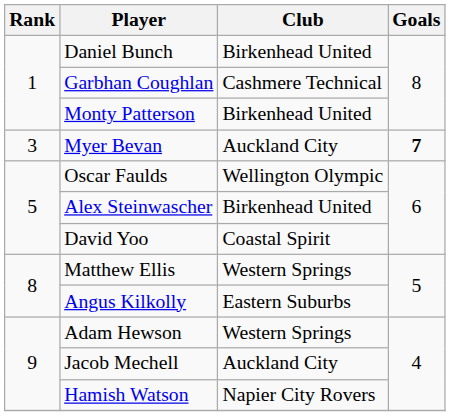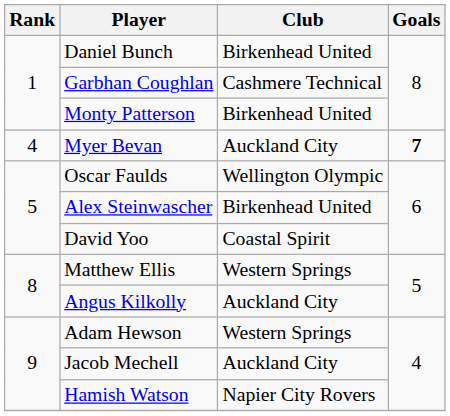(32, 144) 3 -> (32, 144) 4
(287, 301) Eastern Suburbs -> (280, 301) Auckland City
